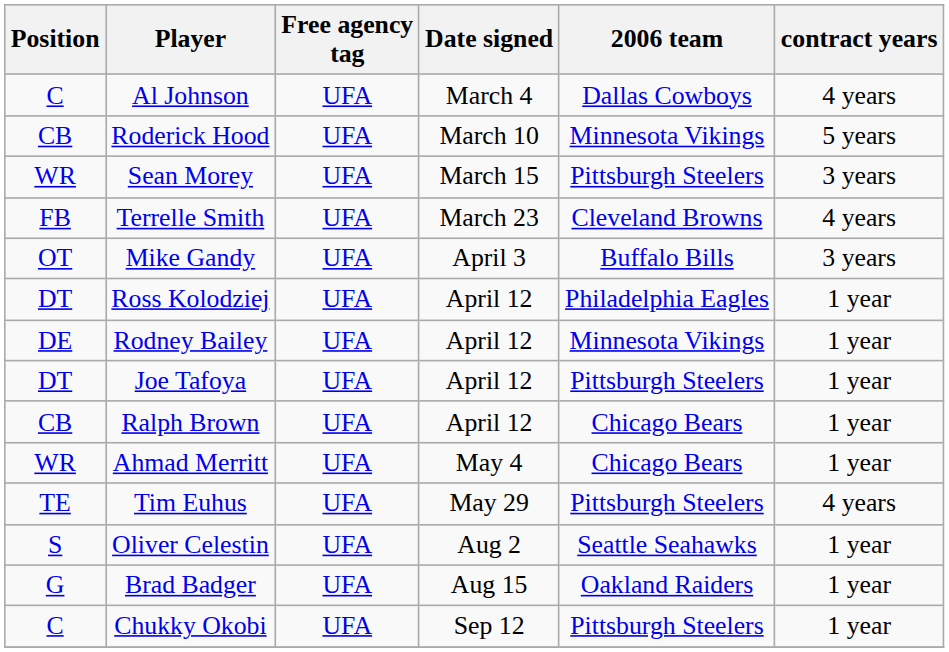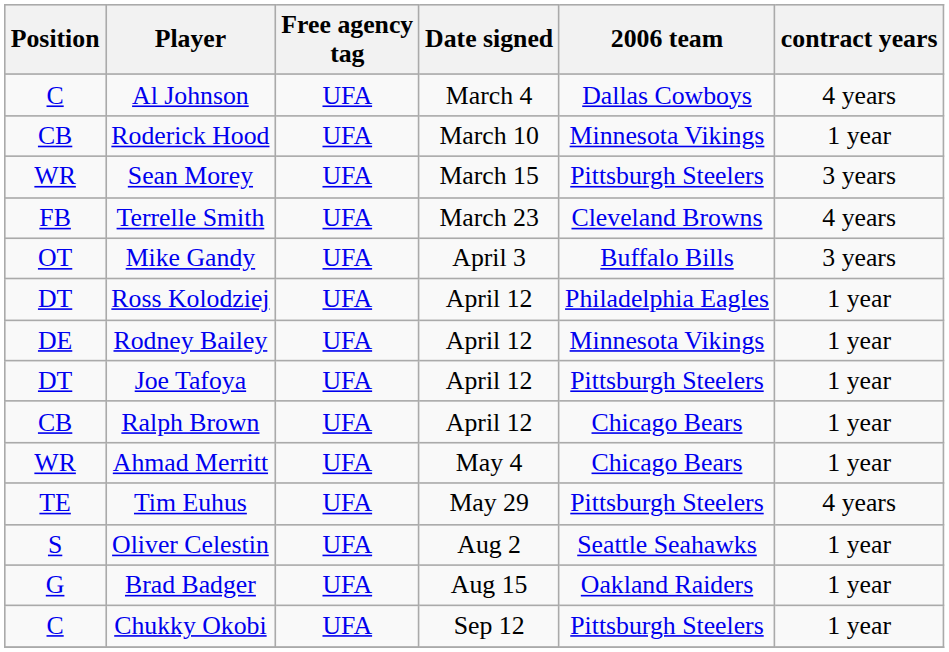(859, 135) 5 years -> (859, 135) 1 year
